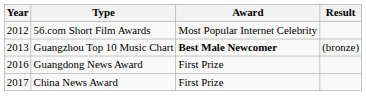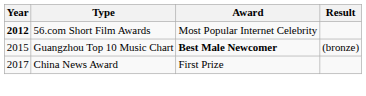(18, 30) normal -> (18, 30) bold
(18, 47) 2013 -> (18, 47) 2015
- row: (88, 64)
